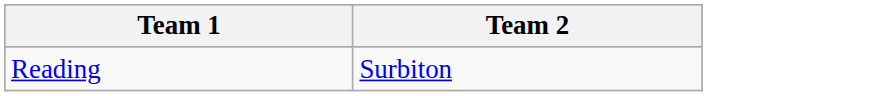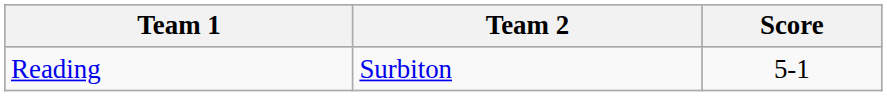+ column: (792, 25)
